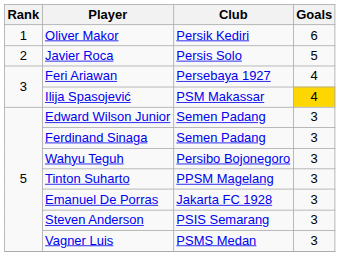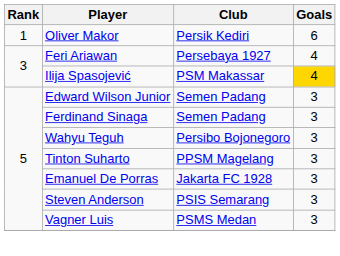- row: (79, 55)
